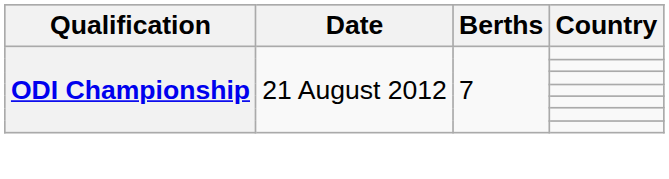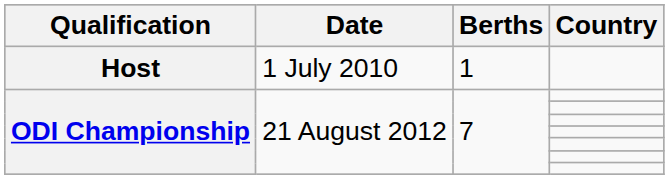+ row: (130, 67)
